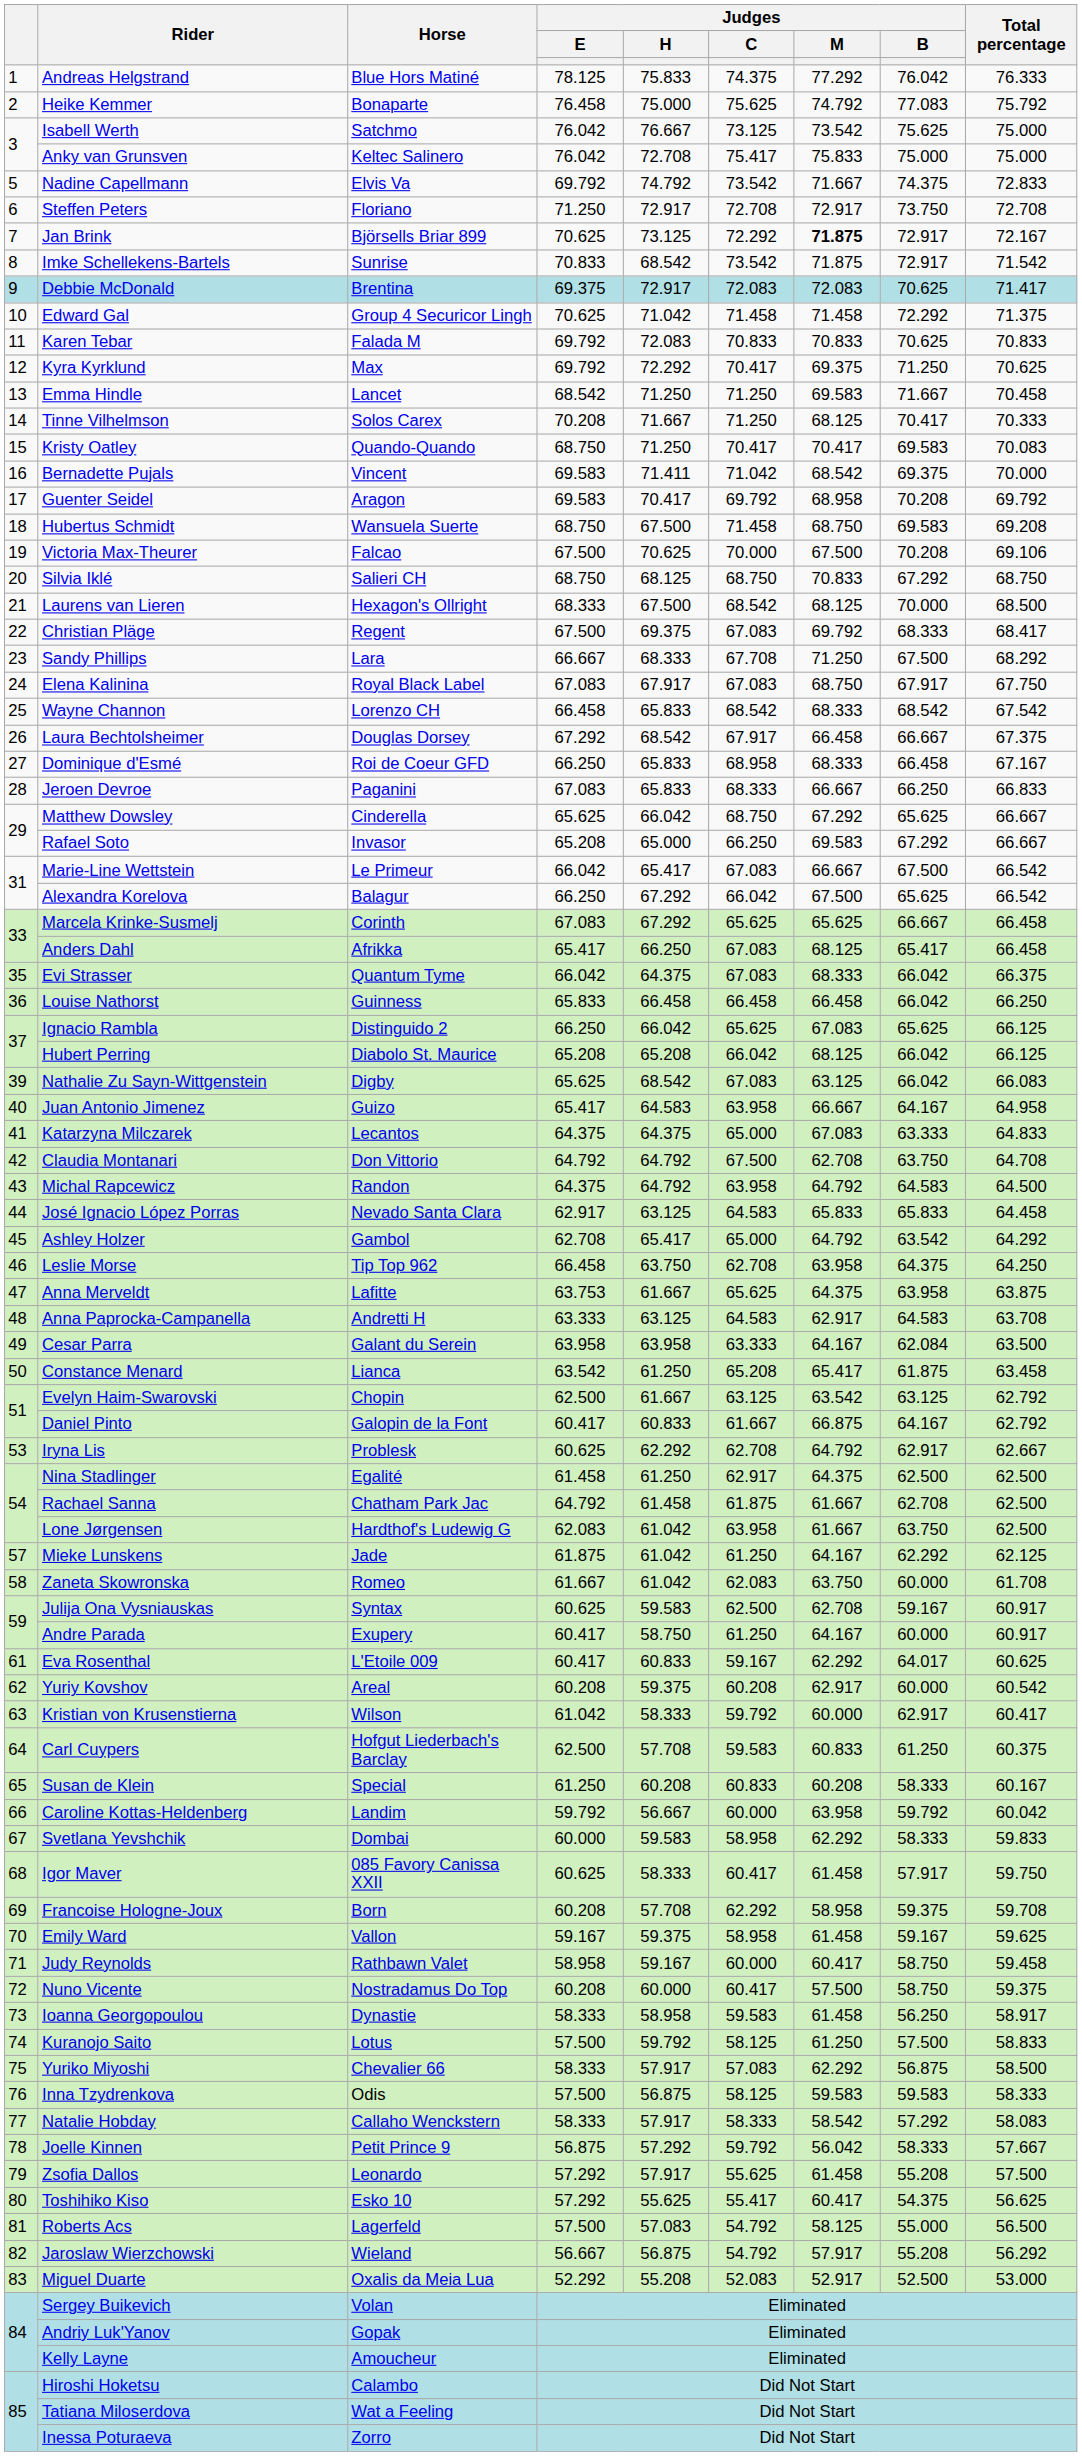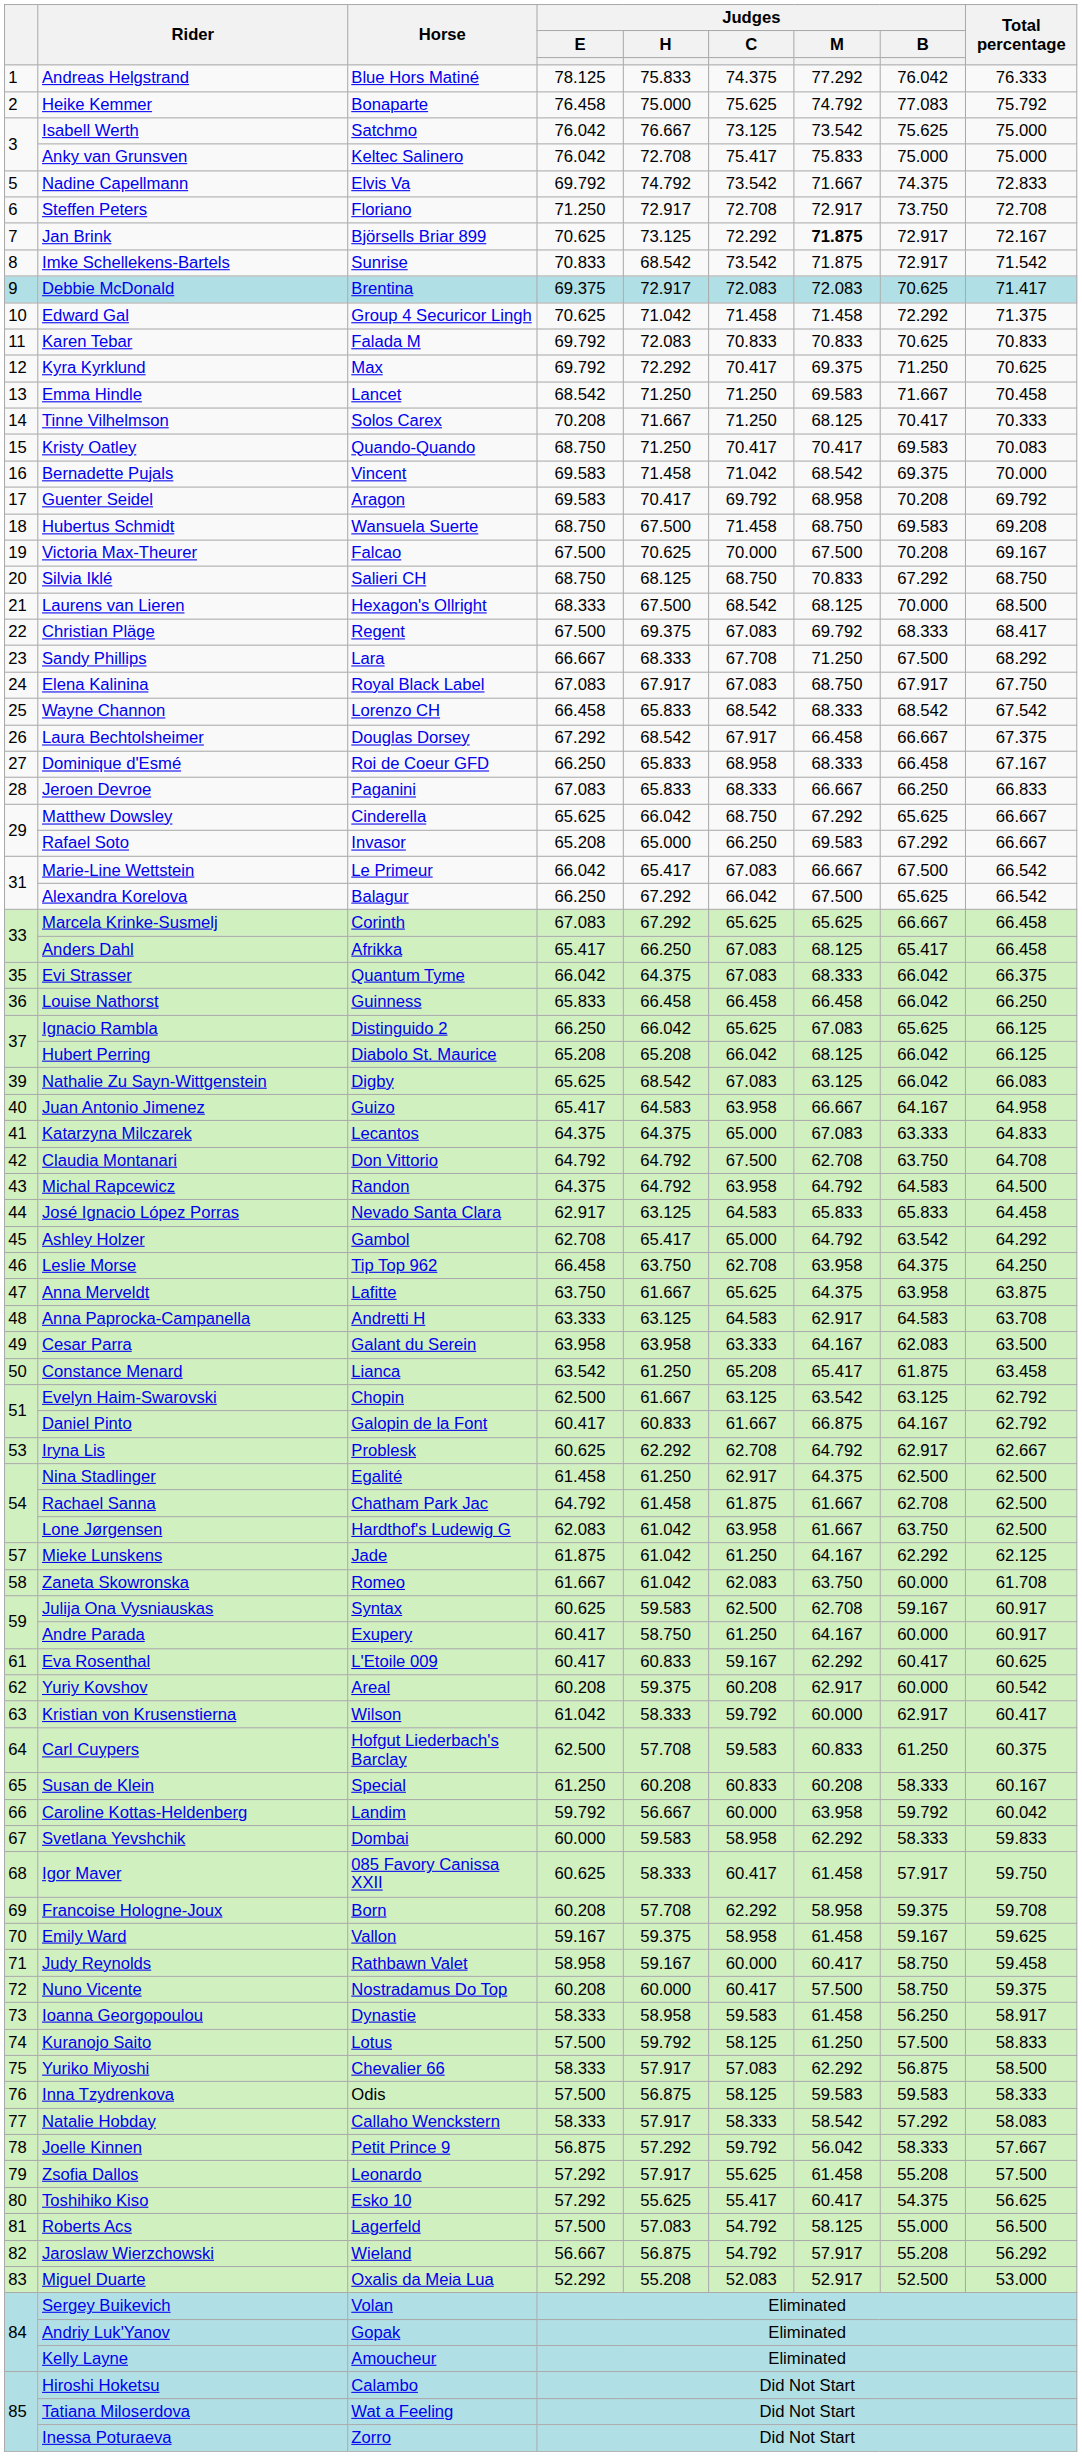(666, 473) 71.411 -> (666, 473) 71.458
(1021, 553) 69.106 -> (1021, 553) 69.167
(580, 1292) 63.753 -> (580, 1292) 63.750
(923, 1344) 62.084 -> (923, 1344) 62.083
(923, 1661) 64.017 -> (923, 1661) 60.417
